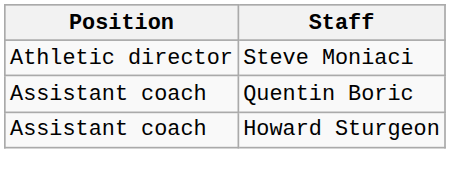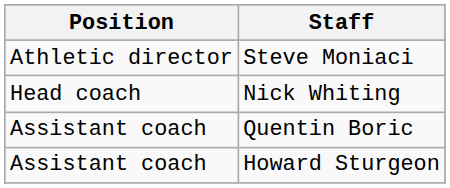+ row: (322, 94)
